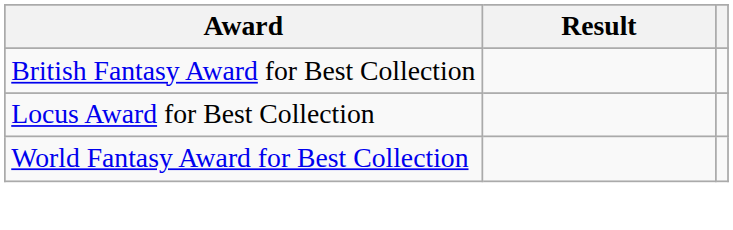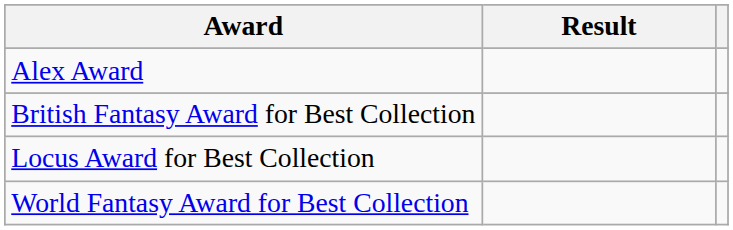+ row: (77, 70)
